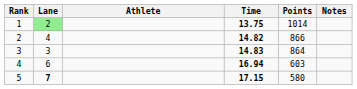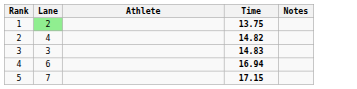- column: (297, 11)
(48, 78) bold -> (48, 78) normal
